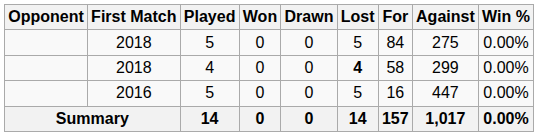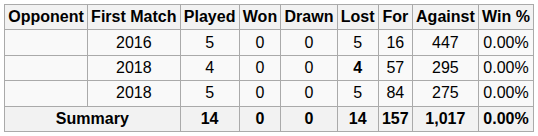rows swapped: (134, 93) <-> (134, 42)
(395, 67) 58 -> (395, 67) 57
(445, 67) 299 -> (445, 67) 295
